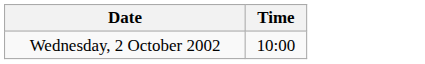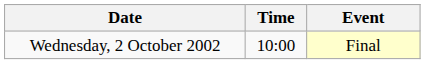+ column: (363, 17)
